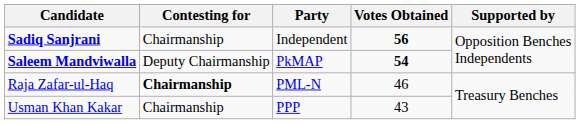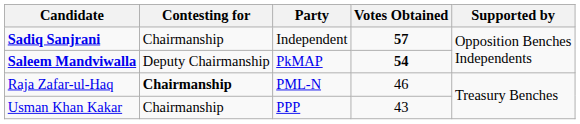(401, 38) 56 -> (401, 38) 57
